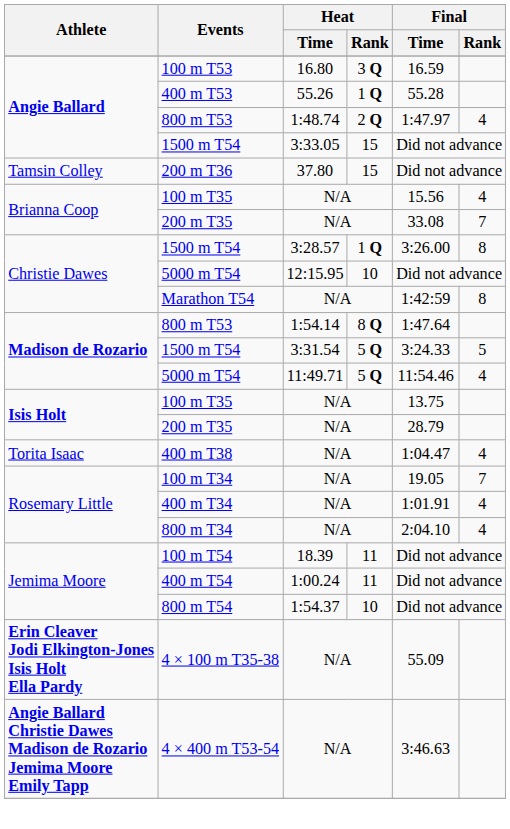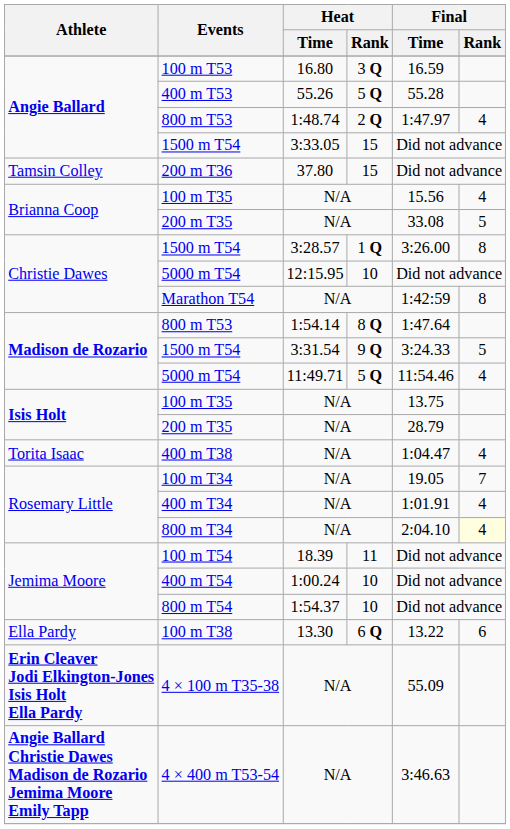(370, 94) 1 Q -> (370, 94) 5 Q
(482, 222) 7 -> (482, 222) 5
(370, 350) 5 Q -> (370, 350) 9 Q
(482, 529) no background -> (482, 529) lightyellow background
(370, 581) 11 -> (370, 581) 10
+ row: (42, 632)
